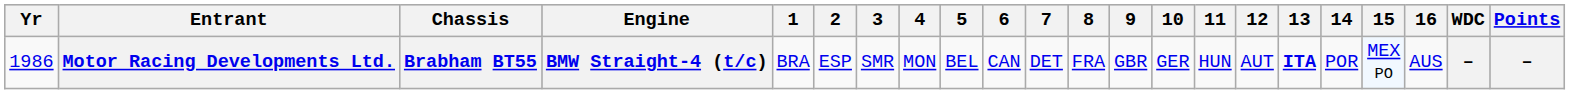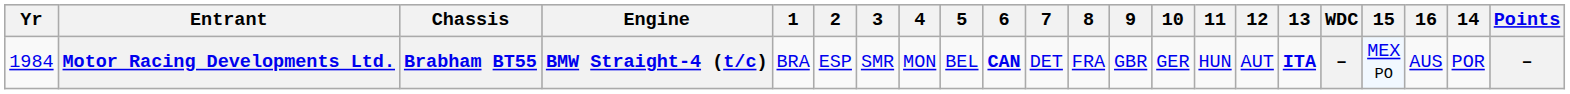columns swapped: (1342, 20) <-> (1468, 20)
(31, 62) 1986 -> (31, 62) 1984
(1004, 62) normal -> (1004, 62) bold
